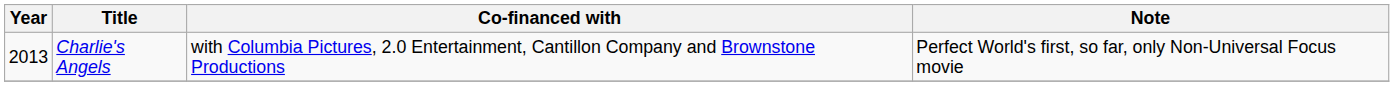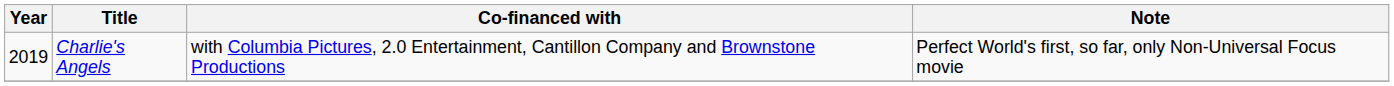(28, 56) 2013 -> (28, 56) 2019
